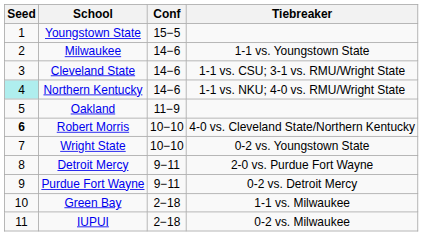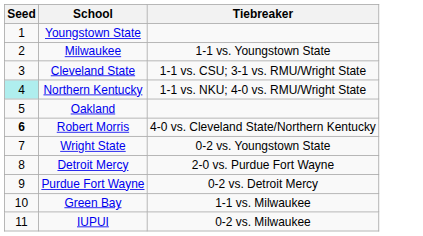- column: (167, 14)
